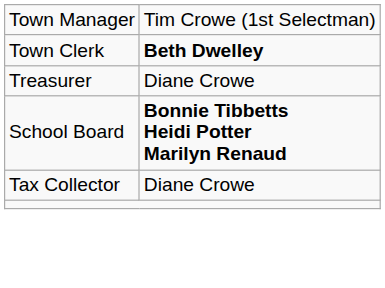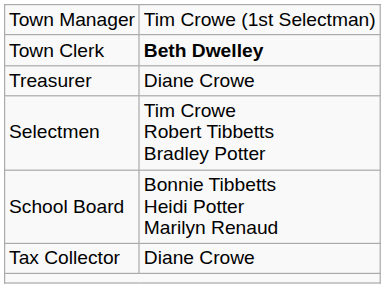+ row: (54, 132)
(216, 132) bold -> (211, 206) normal
